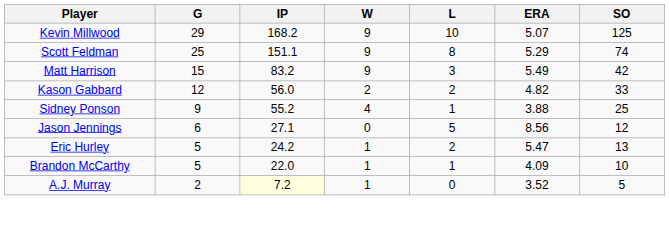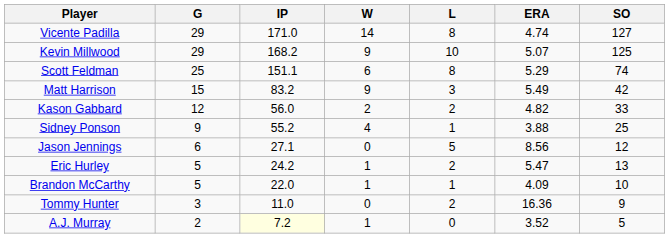+ row: (80, 33)
(367, 52) 9 -> (367, 71) 6
+ row: (80, 204)
